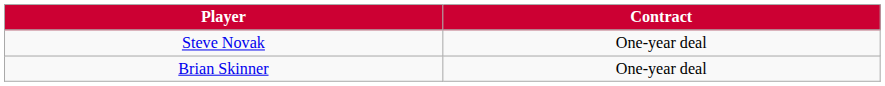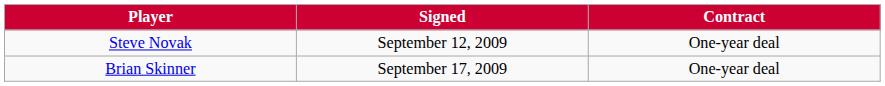+ column: (442, 17)
